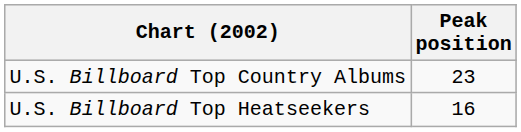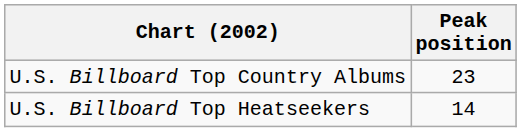(464, 109) 16 -> (464, 109) 14
